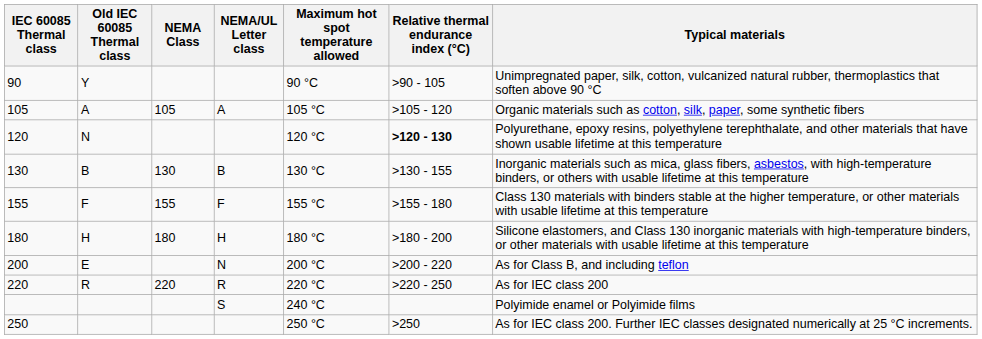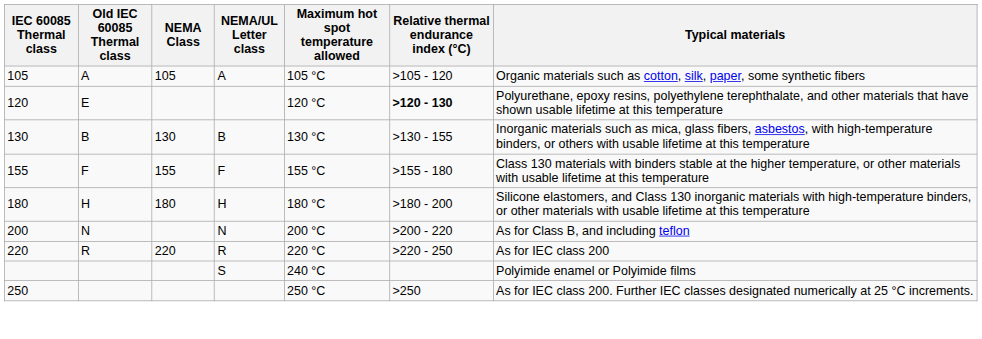- row: (14, 83)
(85, 136) N -> (85, 103) E
(85, 265) E -> (86, 231) N
